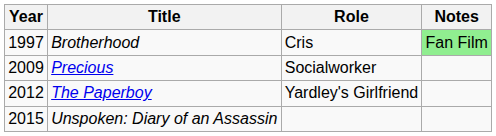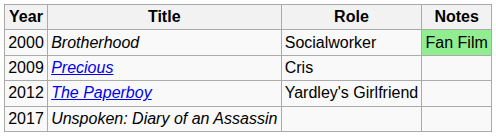(26, 42) 1997 -> (26, 42) 2000
(299, 42) Cris -> (331, 42) Socialworker
(331, 67) Socialworker -> (299, 67) Cris
(26, 118) 2015 -> (26, 118) 2017
